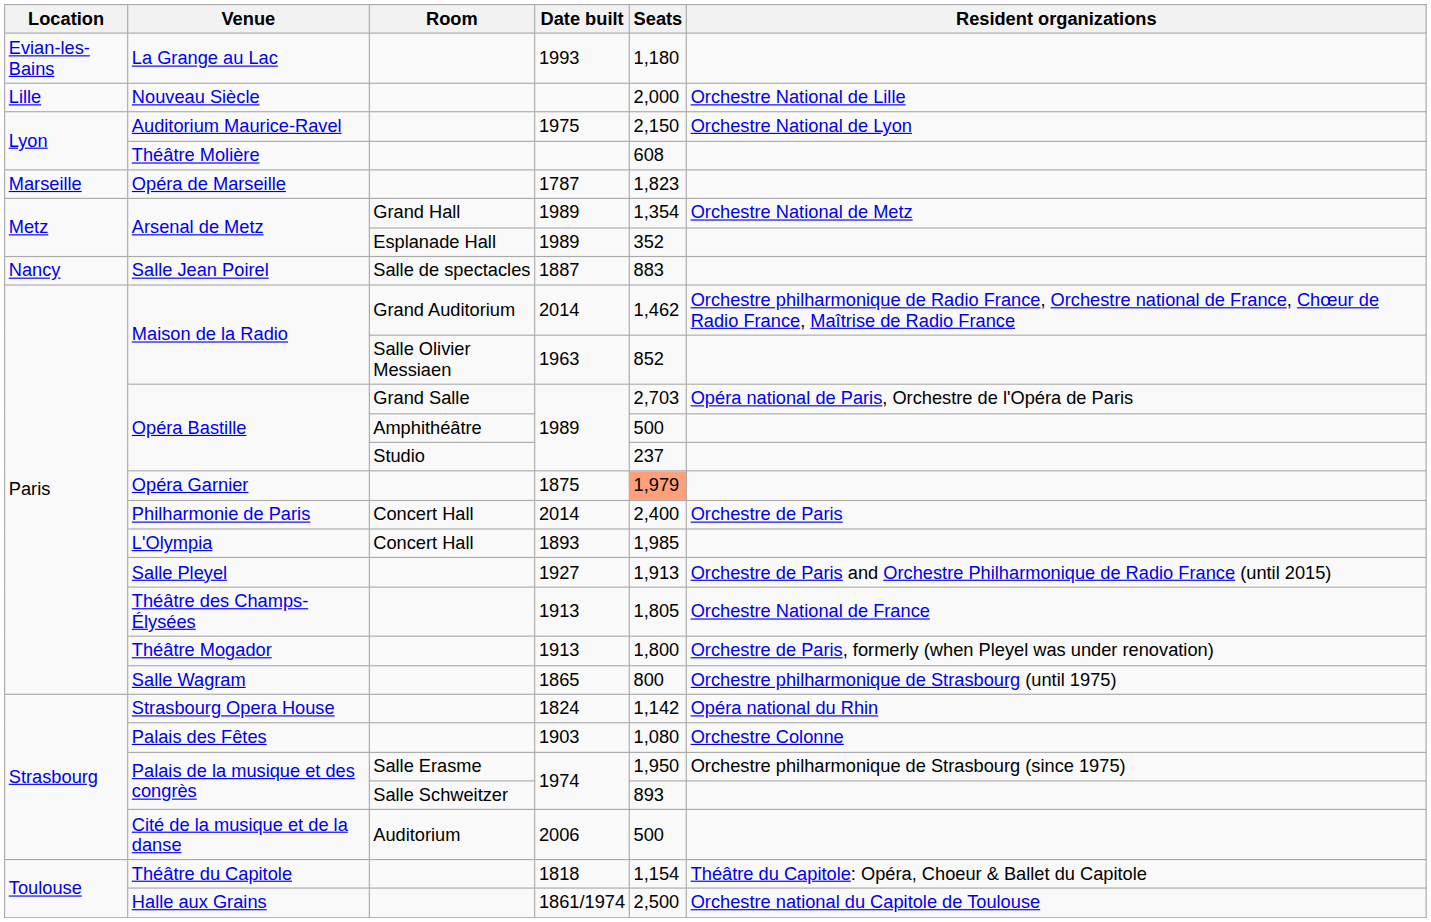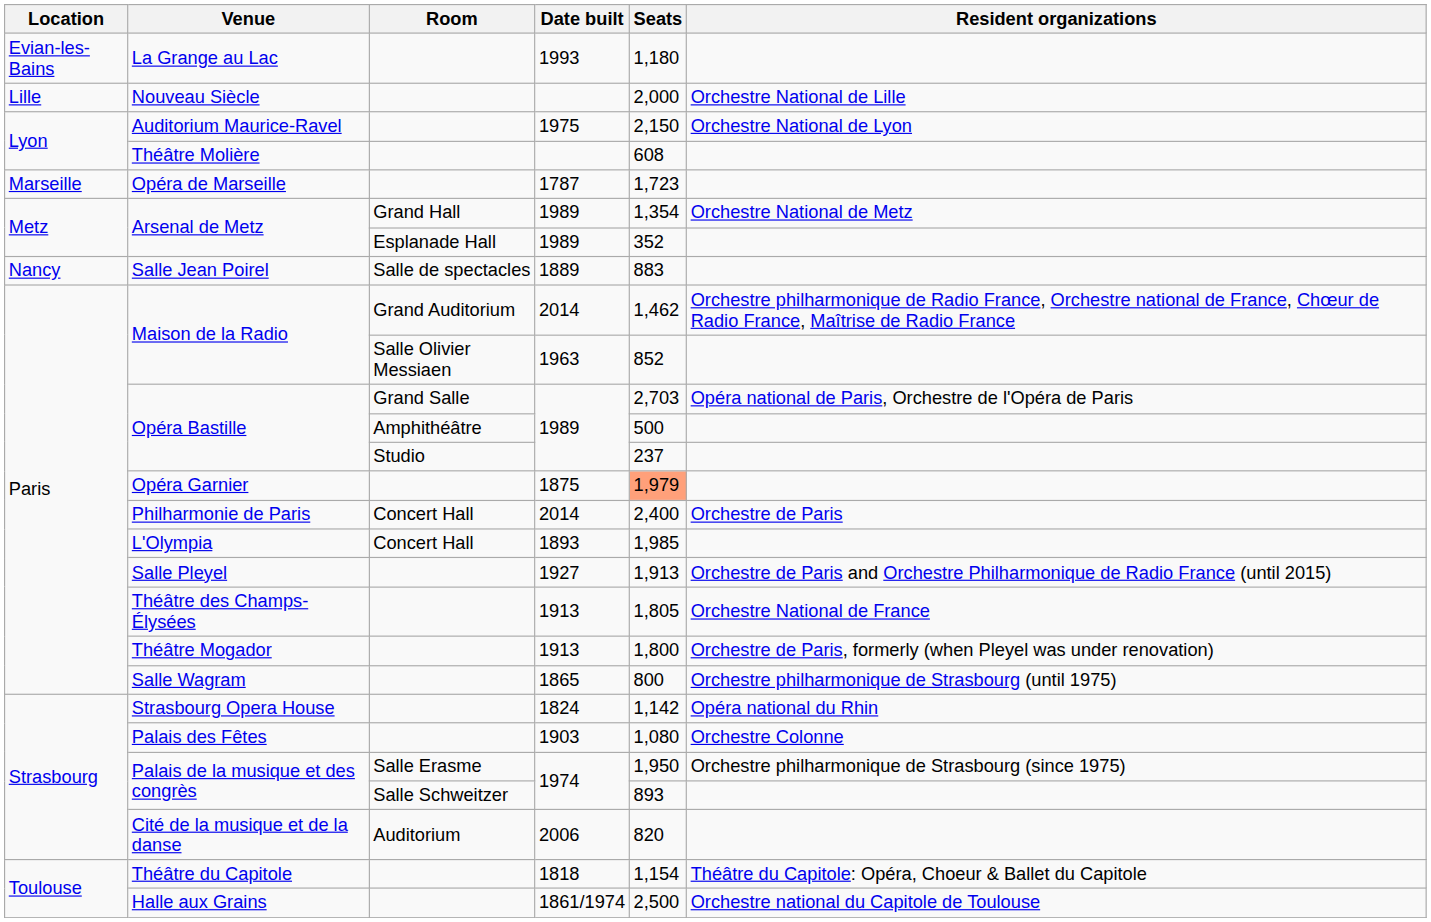(656, 184) 1,823 -> (656, 184) 1,723
(559, 270) 1887 -> (559, 270) 1889
(649, 834) 500 -> (649, 834) 820
